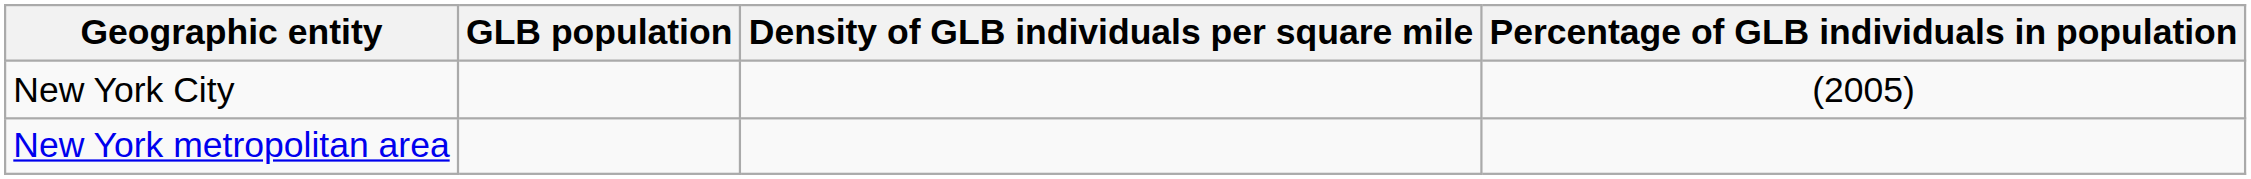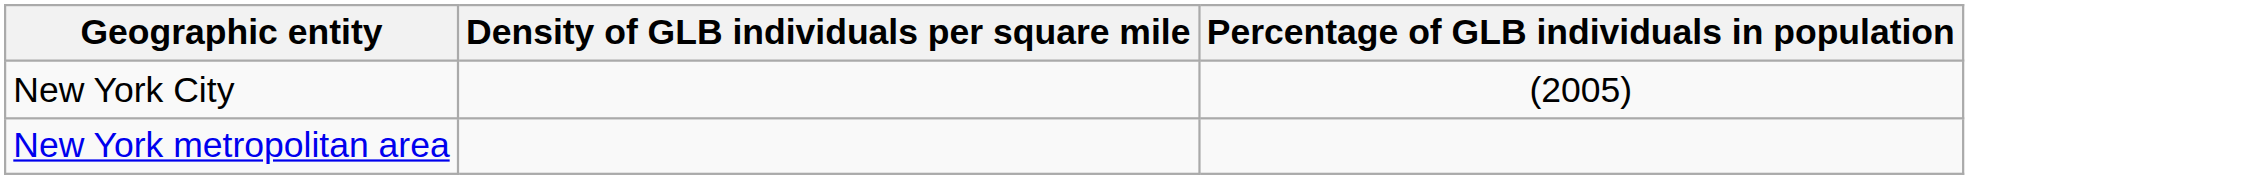- column: (599, 32)
